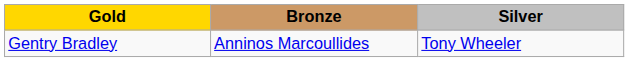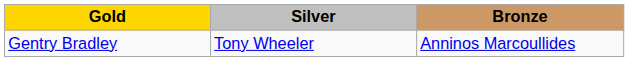columns swapped: (521, 17) <-> (314, 17)
